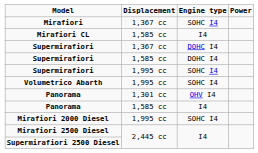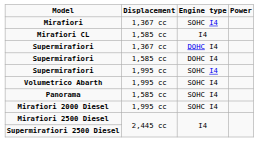- row: (63, 95)
(203, 107) I4 -> (203, 95) SOHC I4
